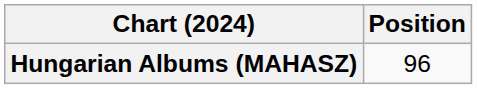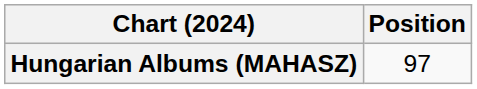(417, 63) 96 -> (417, 63) 97
